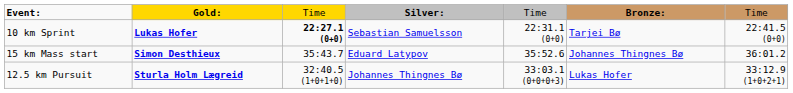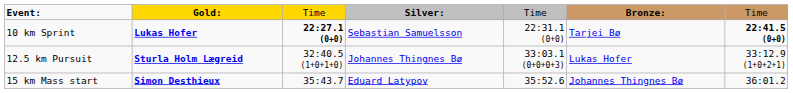(766, 33) normal -> (766, 33) bold
rows swapped: (49, 75) <-> (52, 54)
